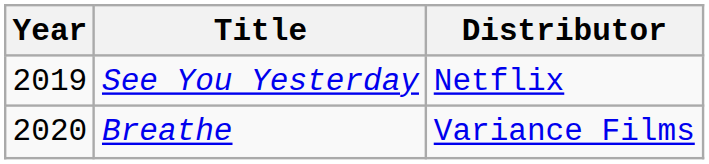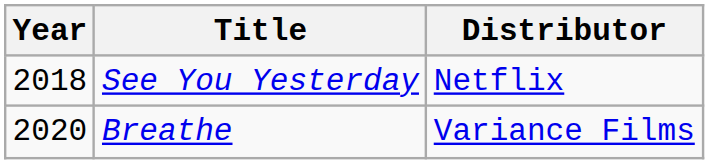(50, 81) 2019 -> (50, 81) 2018
